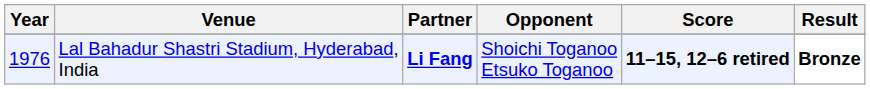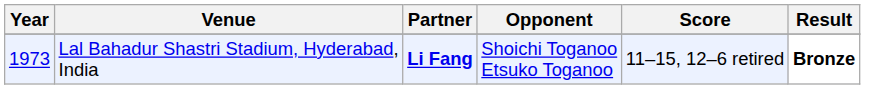(29, 59) 1976 -> (29, 59) 1973
(708, 59) bold -> (705, 59) normal
